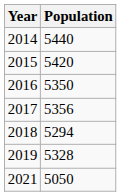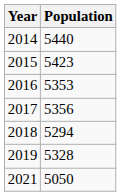(59, 62) 5420 -> (59, 62) 5423
(59, 86) 5350 -> (59, 86) 5353
